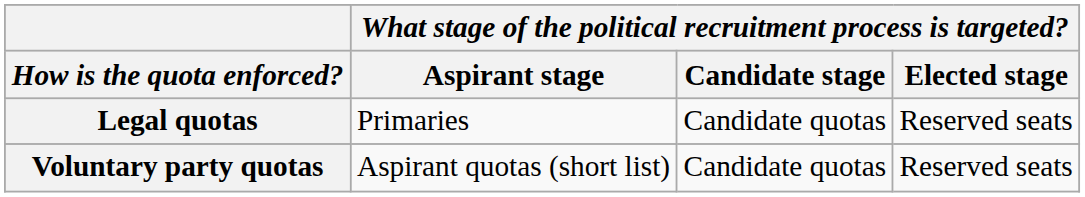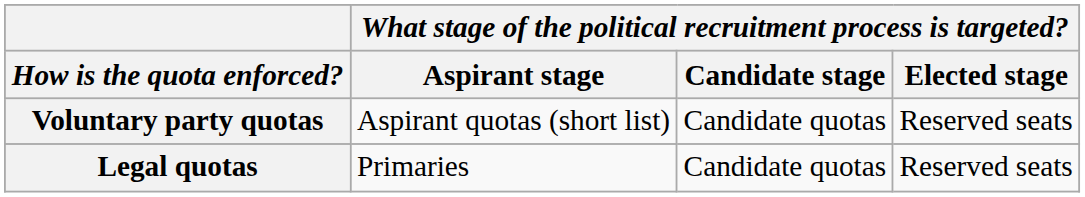rows swapped: (178, 120) <-> (178, 167)
